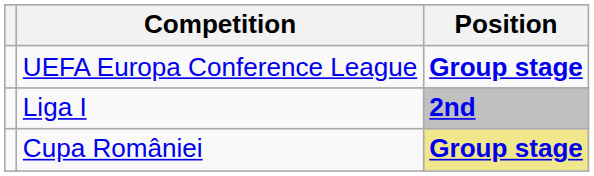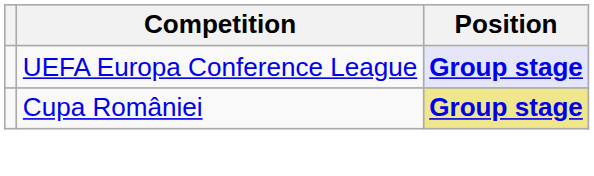(506, 66) no background -> (506, 66) lavender background
- row: (55, 107)
